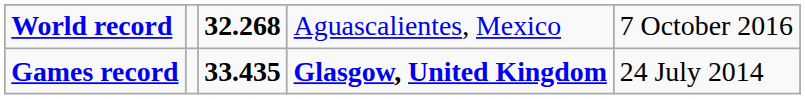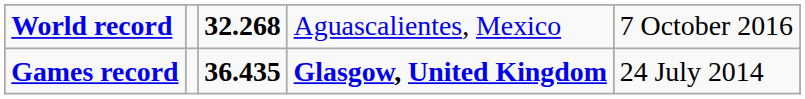(242, 70) 33.435 -> (242, 70) 36.435
